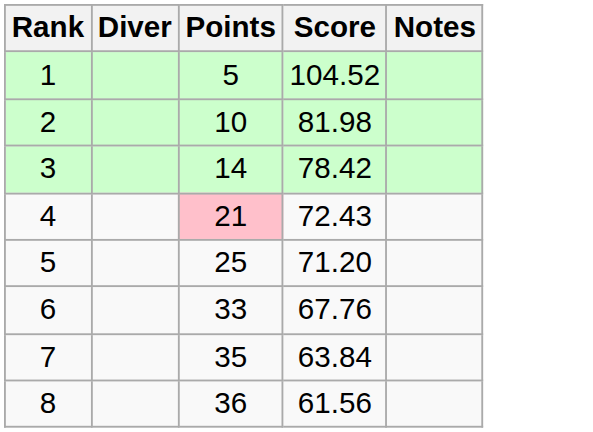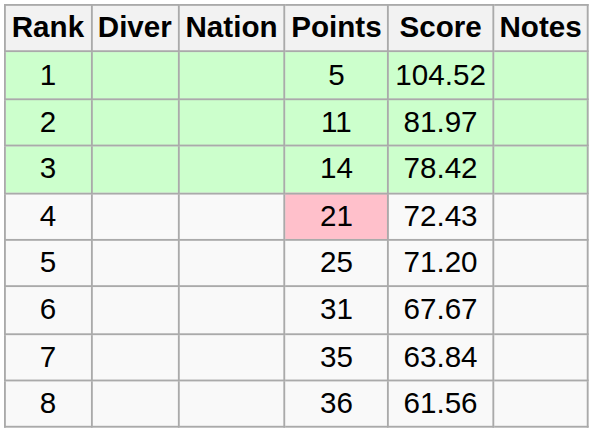+ column: (232, 27)
(231, 121) 10 -> (336, 121) 11
(335, 121) 81.98 -> (441, 121) 81.97
(231, 309) 33 -> (336, 309) 31
(335, 309) 67.76 -> (441, 309) 67.67
